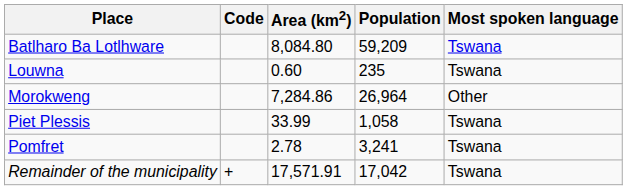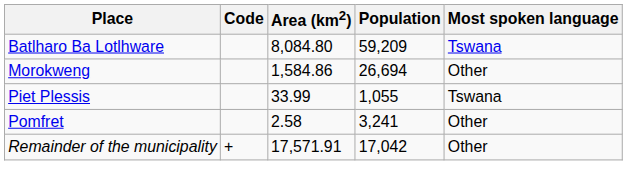- row: (36, 71)
(302, 96) 7,284.86 -> (302, 71) 1,584.86
(383, 96) 26,964 -> (383, 71) 26,694
(379, 121) 1,058 -> (379, 96) 1,055
(286, 146) 2.78 -> (286, 121) 2.58
(475, 146) Tswana -> (468, 121) Other
(475, 172) Tswana -> (468, 146) Other
